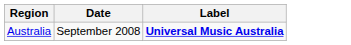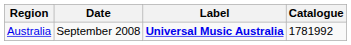+ column: (316, 13)
